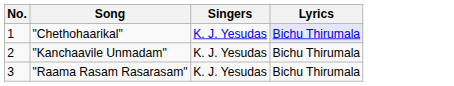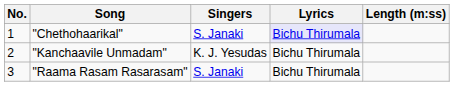+ column: (406, 14)
(230, 33) K. J. Yesudas -> (218, 33) S. Janaki
(230, 72) K. J. Yesudas -> (218, 72) S. Janaki
